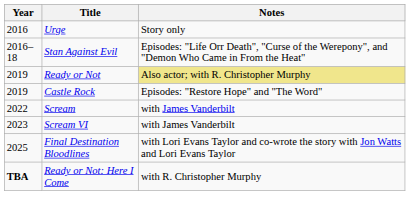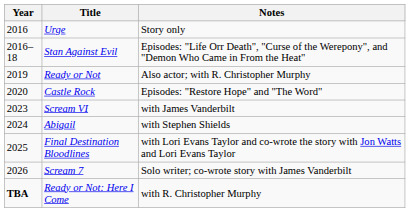(226, 74) khaki background -> (226, 74) no background
(17, 91) 2019 -> (17, 91) 2020
- row: (60, 108)
+ row: (60, 125)
+ row: (64, 170)
